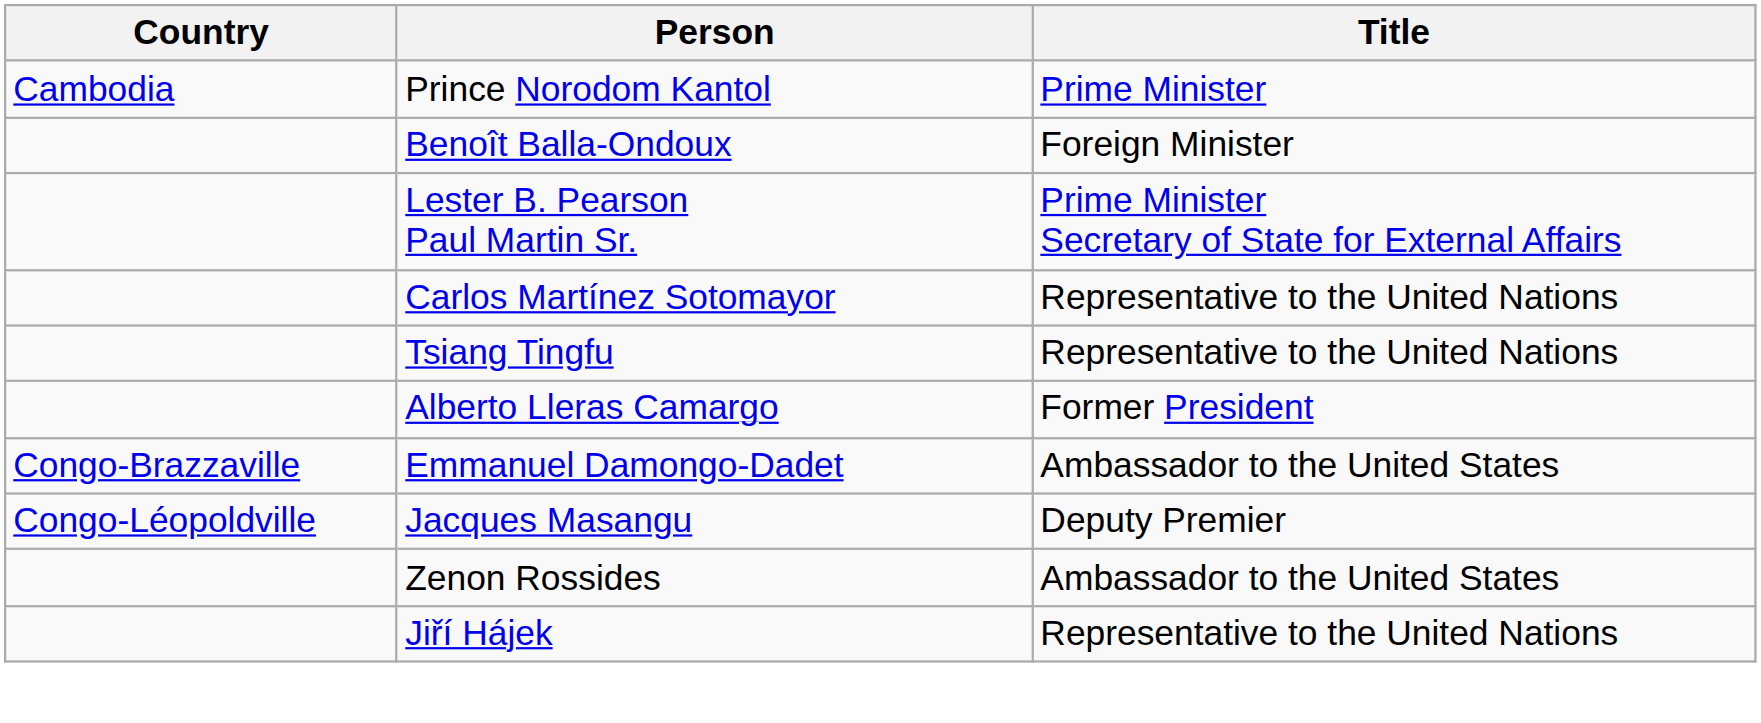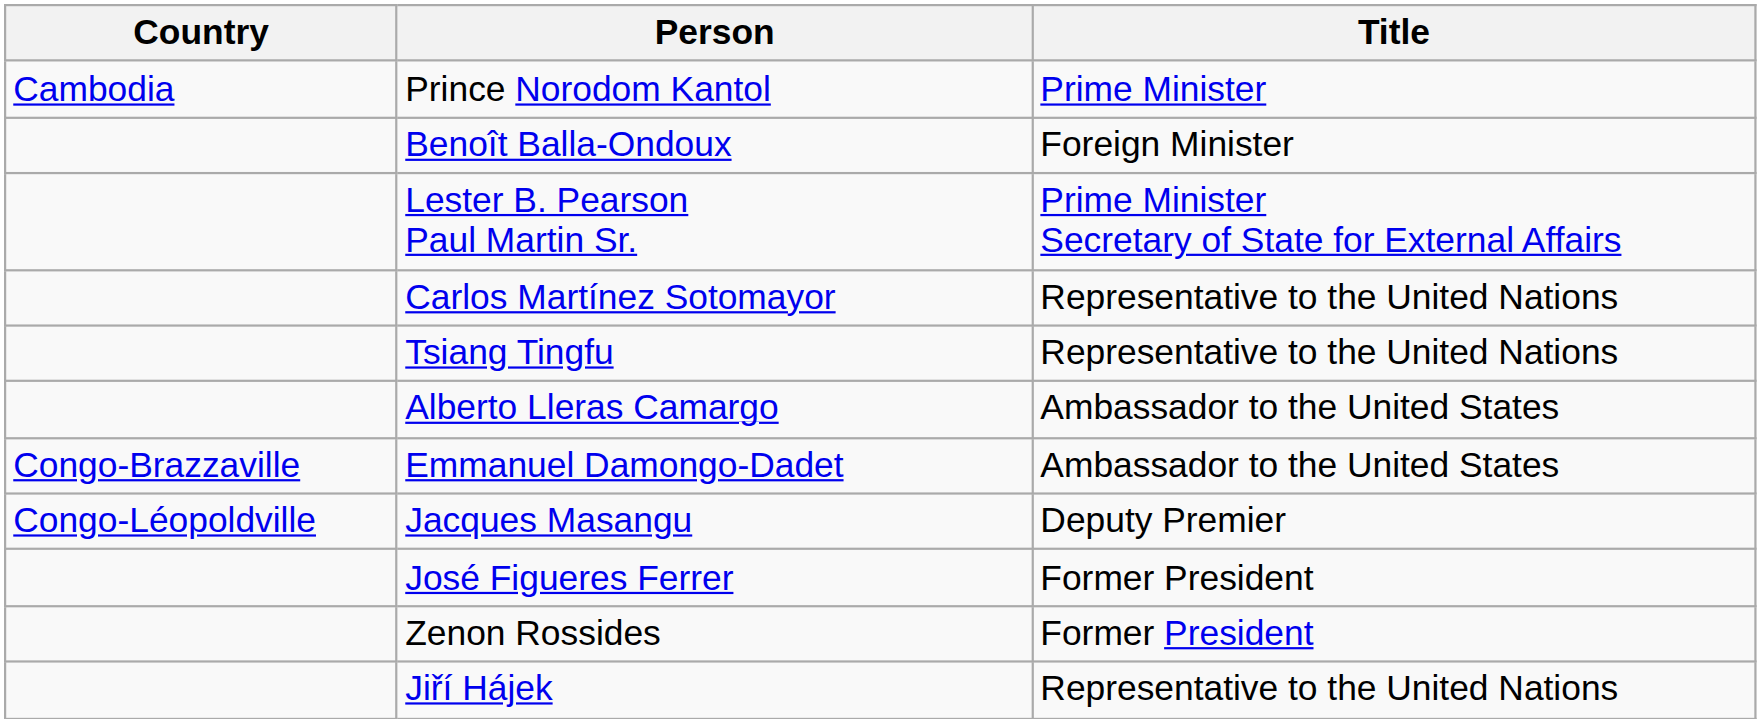(1177, 408) Former President -> (1300, 408) Ambassador to the United States
+ row: (569, 577)
(1300, 577) Ambassador to the United States -> (1177, 633) Former President
